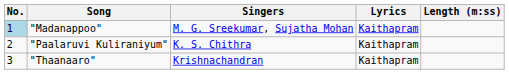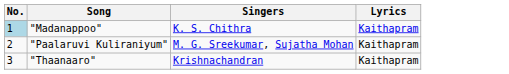- column: (463, 13)
(263, 29) M. G. Sreekumar, Sujatha Mohan -> (212, 29) K. S. Chithra
(212, 45) K. S. Chithra -> (263, 45) M. G. Sreekumar, Sujatha Mohan
